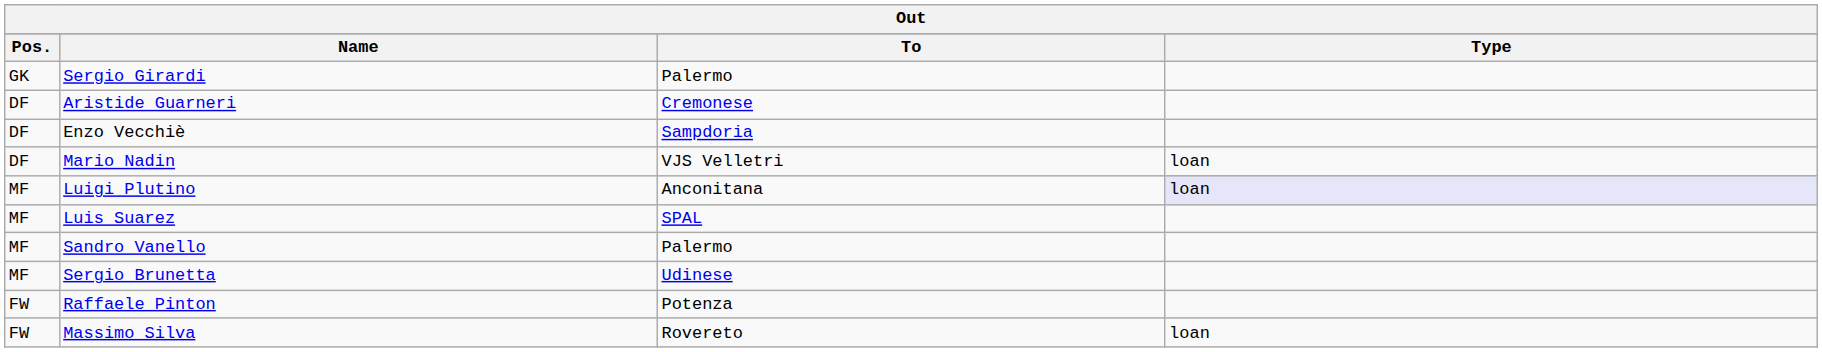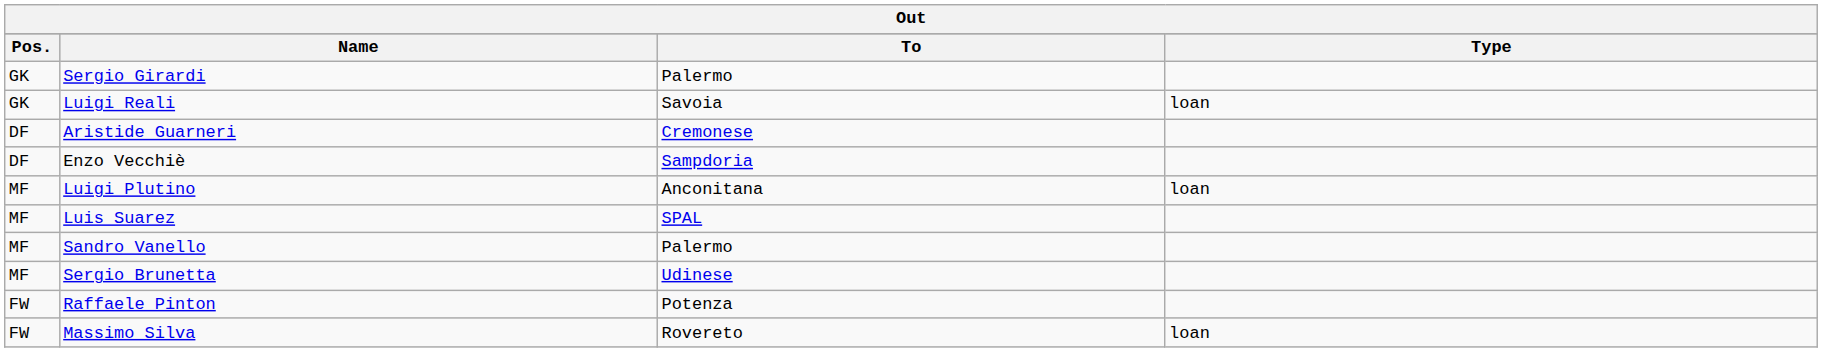+ row: (119, 104)
- row: (119, 161)
(1189, 190) lavender background -> (1189, 190) no background
